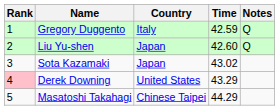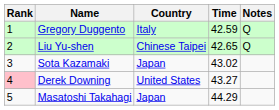(151, 47) Japan -> (171, 47) Chinese Taipei
(224, 47) 42.60 -> (224, 47) 42.65
(224, 80) 43.29 -> (224, 80) 43.27
(171, 97) Chinese Taipei -> (151, 97) Japan
